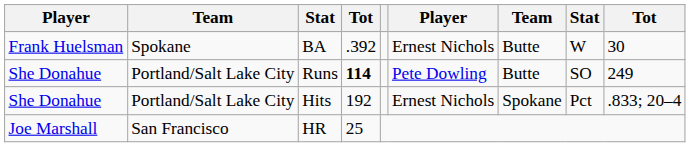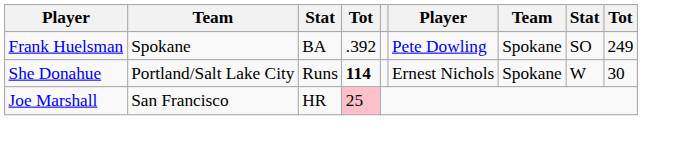(443, 45) Ernest Nichols -> (439, 45) Pete Dowling
(521, 45) Butte -> (532, 45) Spokane
(578, 45) W -> (581, 45) SO
(616, 45) 30 -> (620, 45) 249
(439, 73) Pete Dowling -> (443, 73) Ernest Nichols
(521, 73) Butte -> (532, 73) Spokane
(581, 73) SO -> (578, 73) W
(620, 73) 249 -> (616, 73) 30
- row: (317, 100)
(354, 127) no background -> (354, 100) pink background
